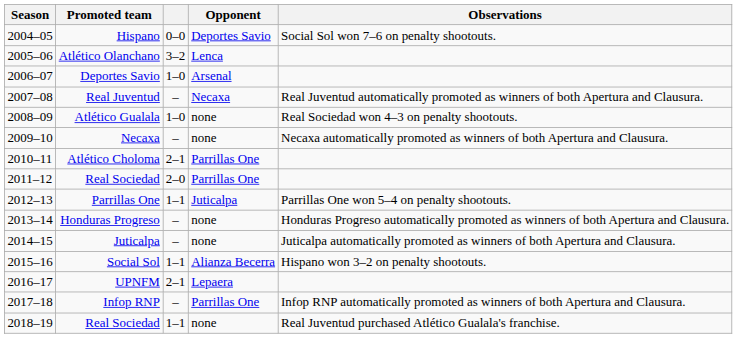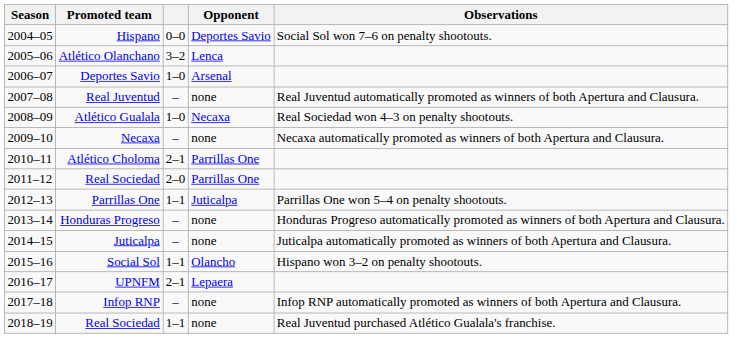(211, 96) Necaxa -> (204, 96) none
(204, 117) none -> (211, 117) Necaxa
(233, 261) Alianza Becerra -> (213, 261) Olancho
(225, 302) Parrillas One -> (204, 302) none
